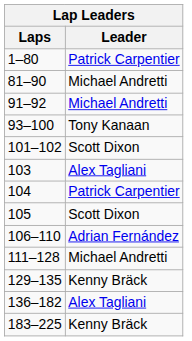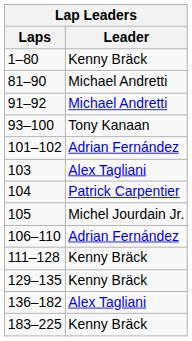(124, 59) Patrick Carpentier -> (108, 59) Kenny Bräck
(104, 147) Scott Dixon -> (124, 147) Adrian Fernández
(104, 214) Scott Dixon -> (126, 214) Michel Jourdain Jr.
(118, 258) Michael Andretti -> (108, 258) Kenny Bräck
